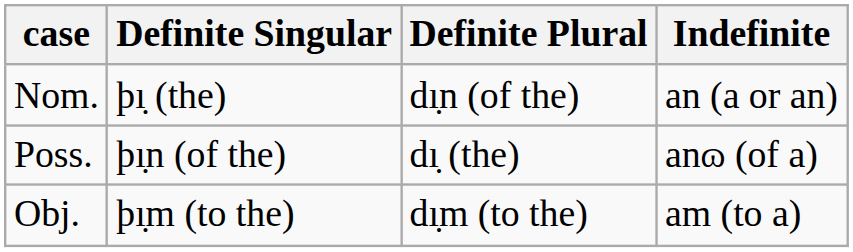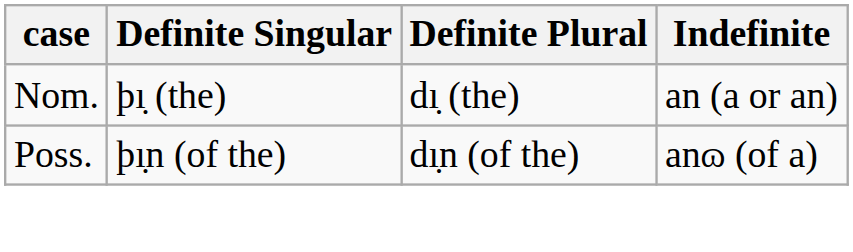(494, 94) dı̣n (of the) -> (465, 94) dı̣ (the)
(465, 154) dı̣ (the) -> (494, 154) dı̣n (of the)
- row: (47, 214)
